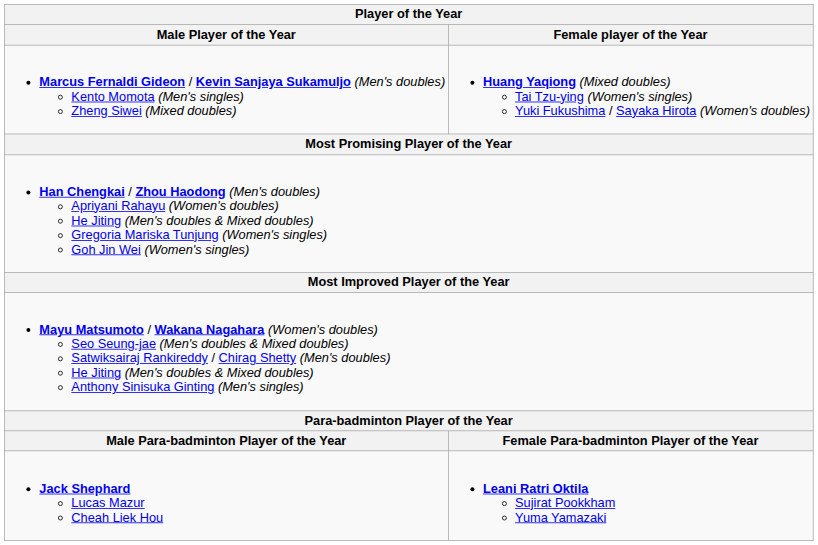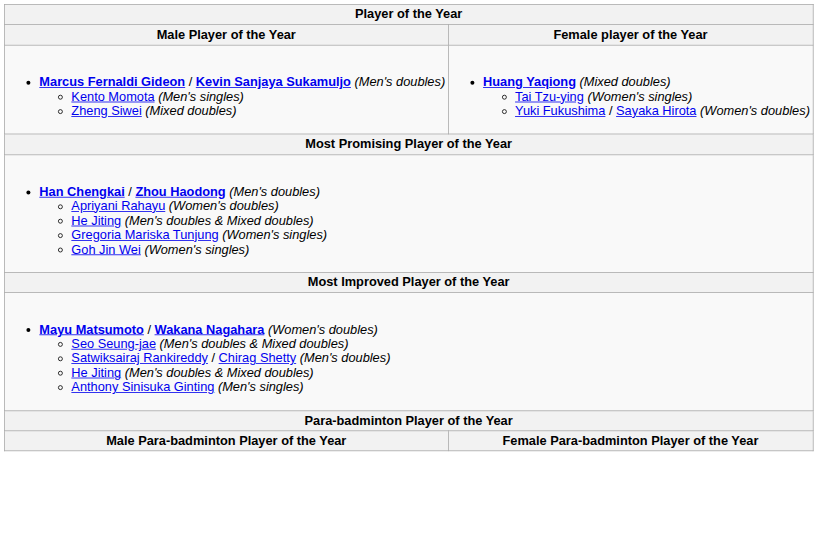- row: (226, 503)
